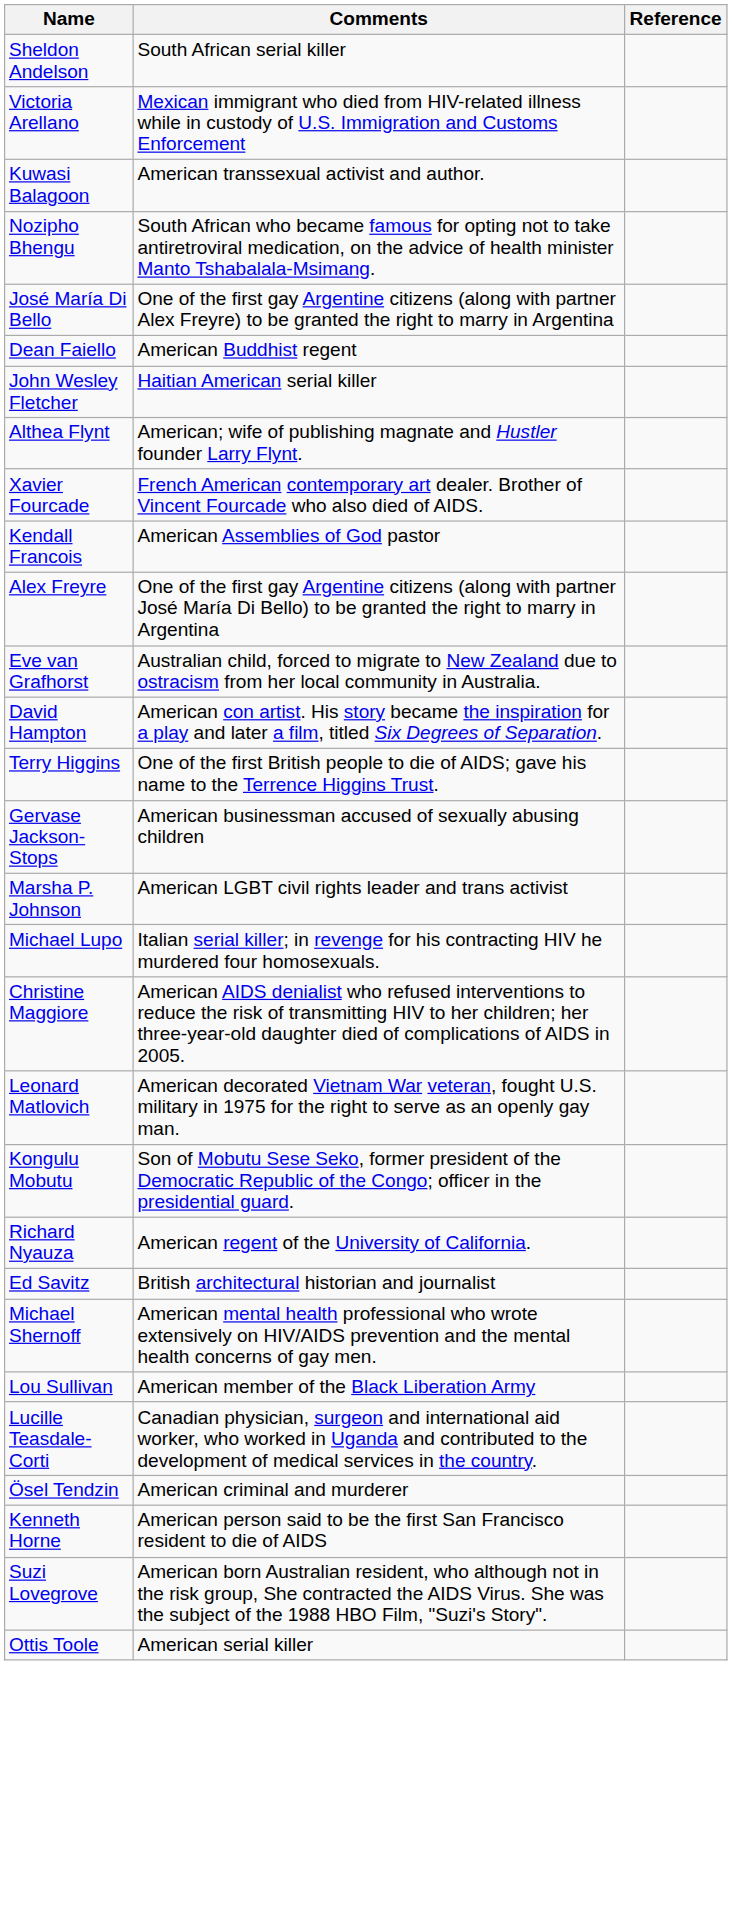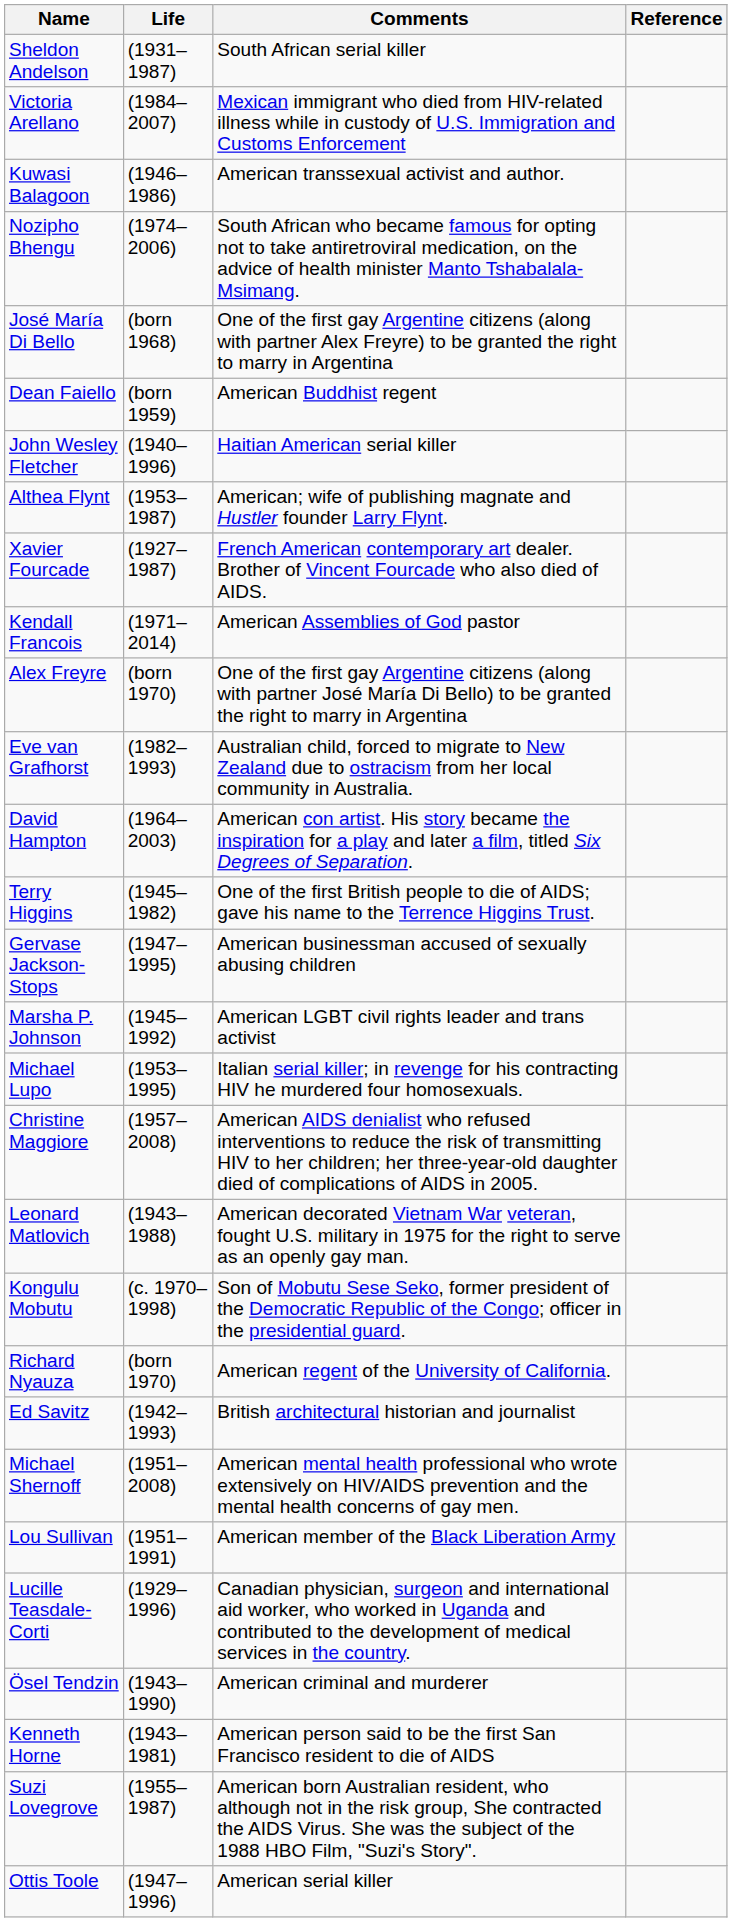+ column: (168, 19)
